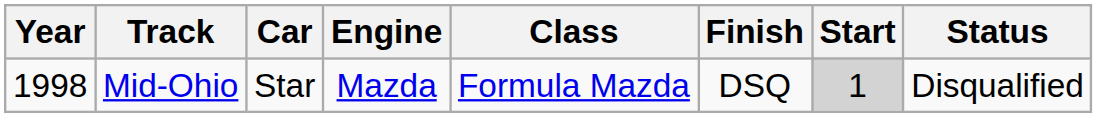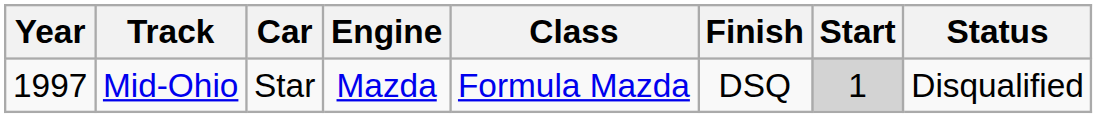(50, 85) 1998 -> (50, 85) 1997
